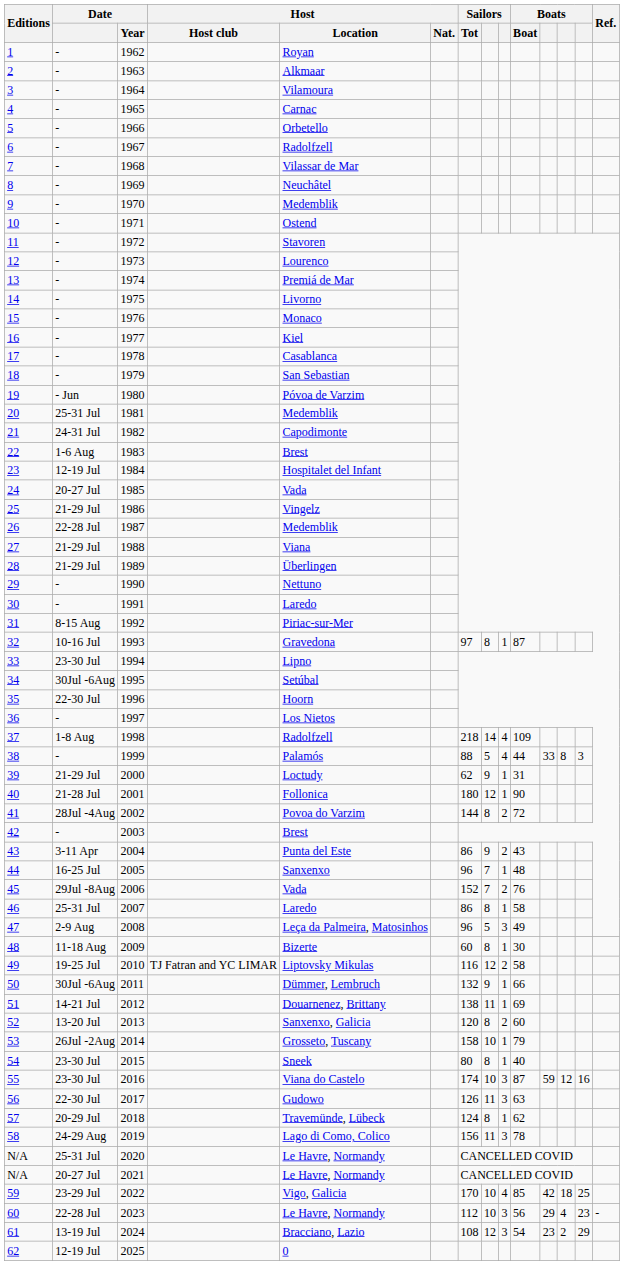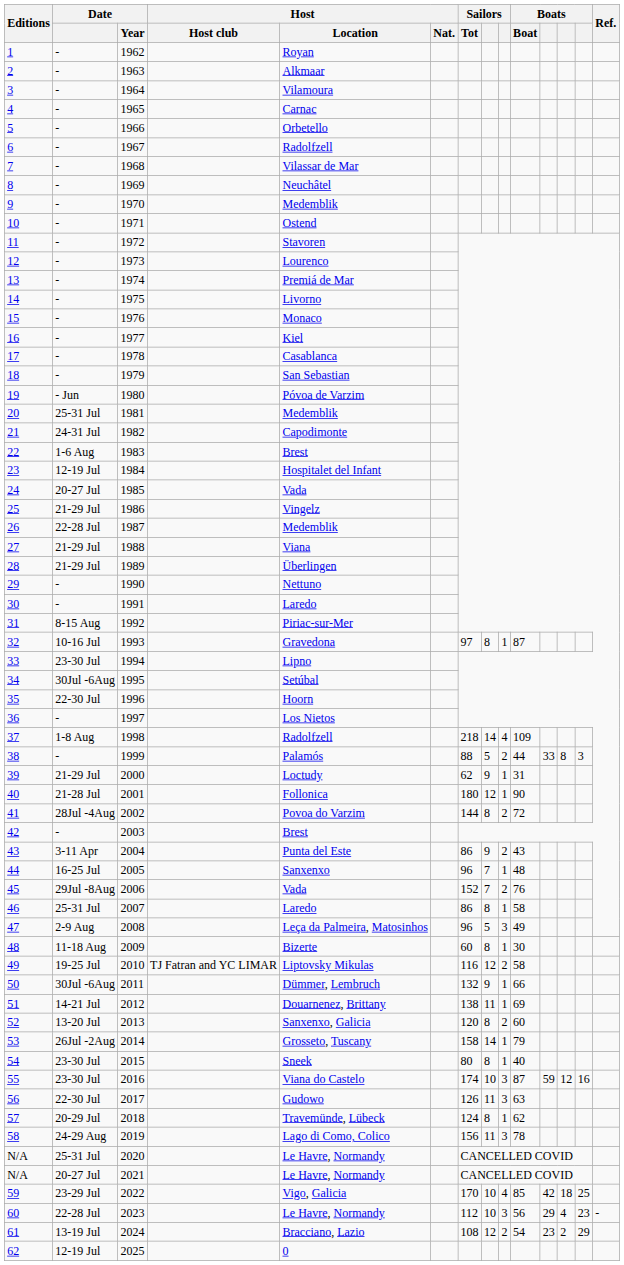(505, 756) 4 -> (505, 756) 2
(490, 1041) 10 -> (490, 1041) 14
(505, 1232) 3 -> (505, 1232) 2
